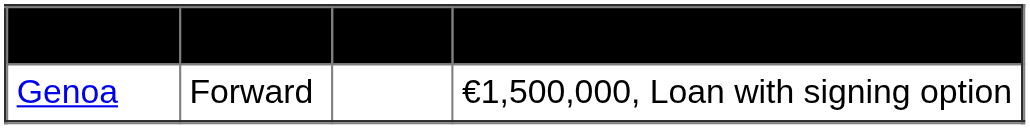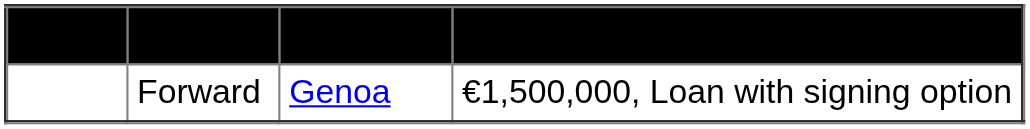columns swapped: (392, 35) <-> (94, 35)
